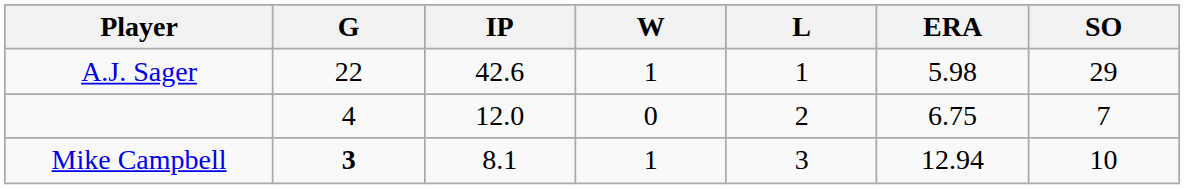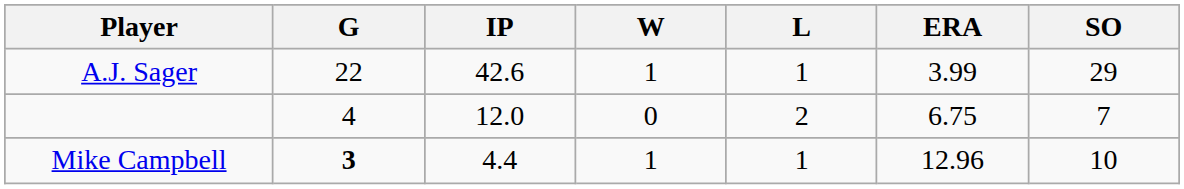(953, 71) 5.98 -> (953, 71) 3.99
(500, 159) 8.1 -> (500, 159) 4.4
(802, 159) 3 -> (802, 159) 1
(953, 159) 12.94 -> (953, 159) 12.96
